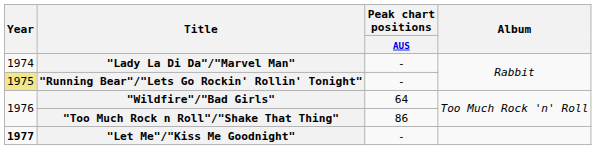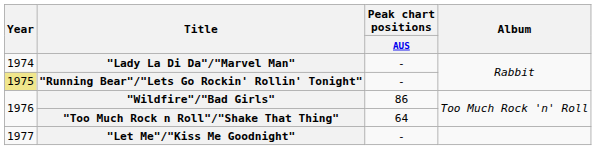(401, 99) 64 -> (401, 99) 86
(401, 118) 86 -> (401, 118) 64
(21, 136) bold -> (21, 136) normal
